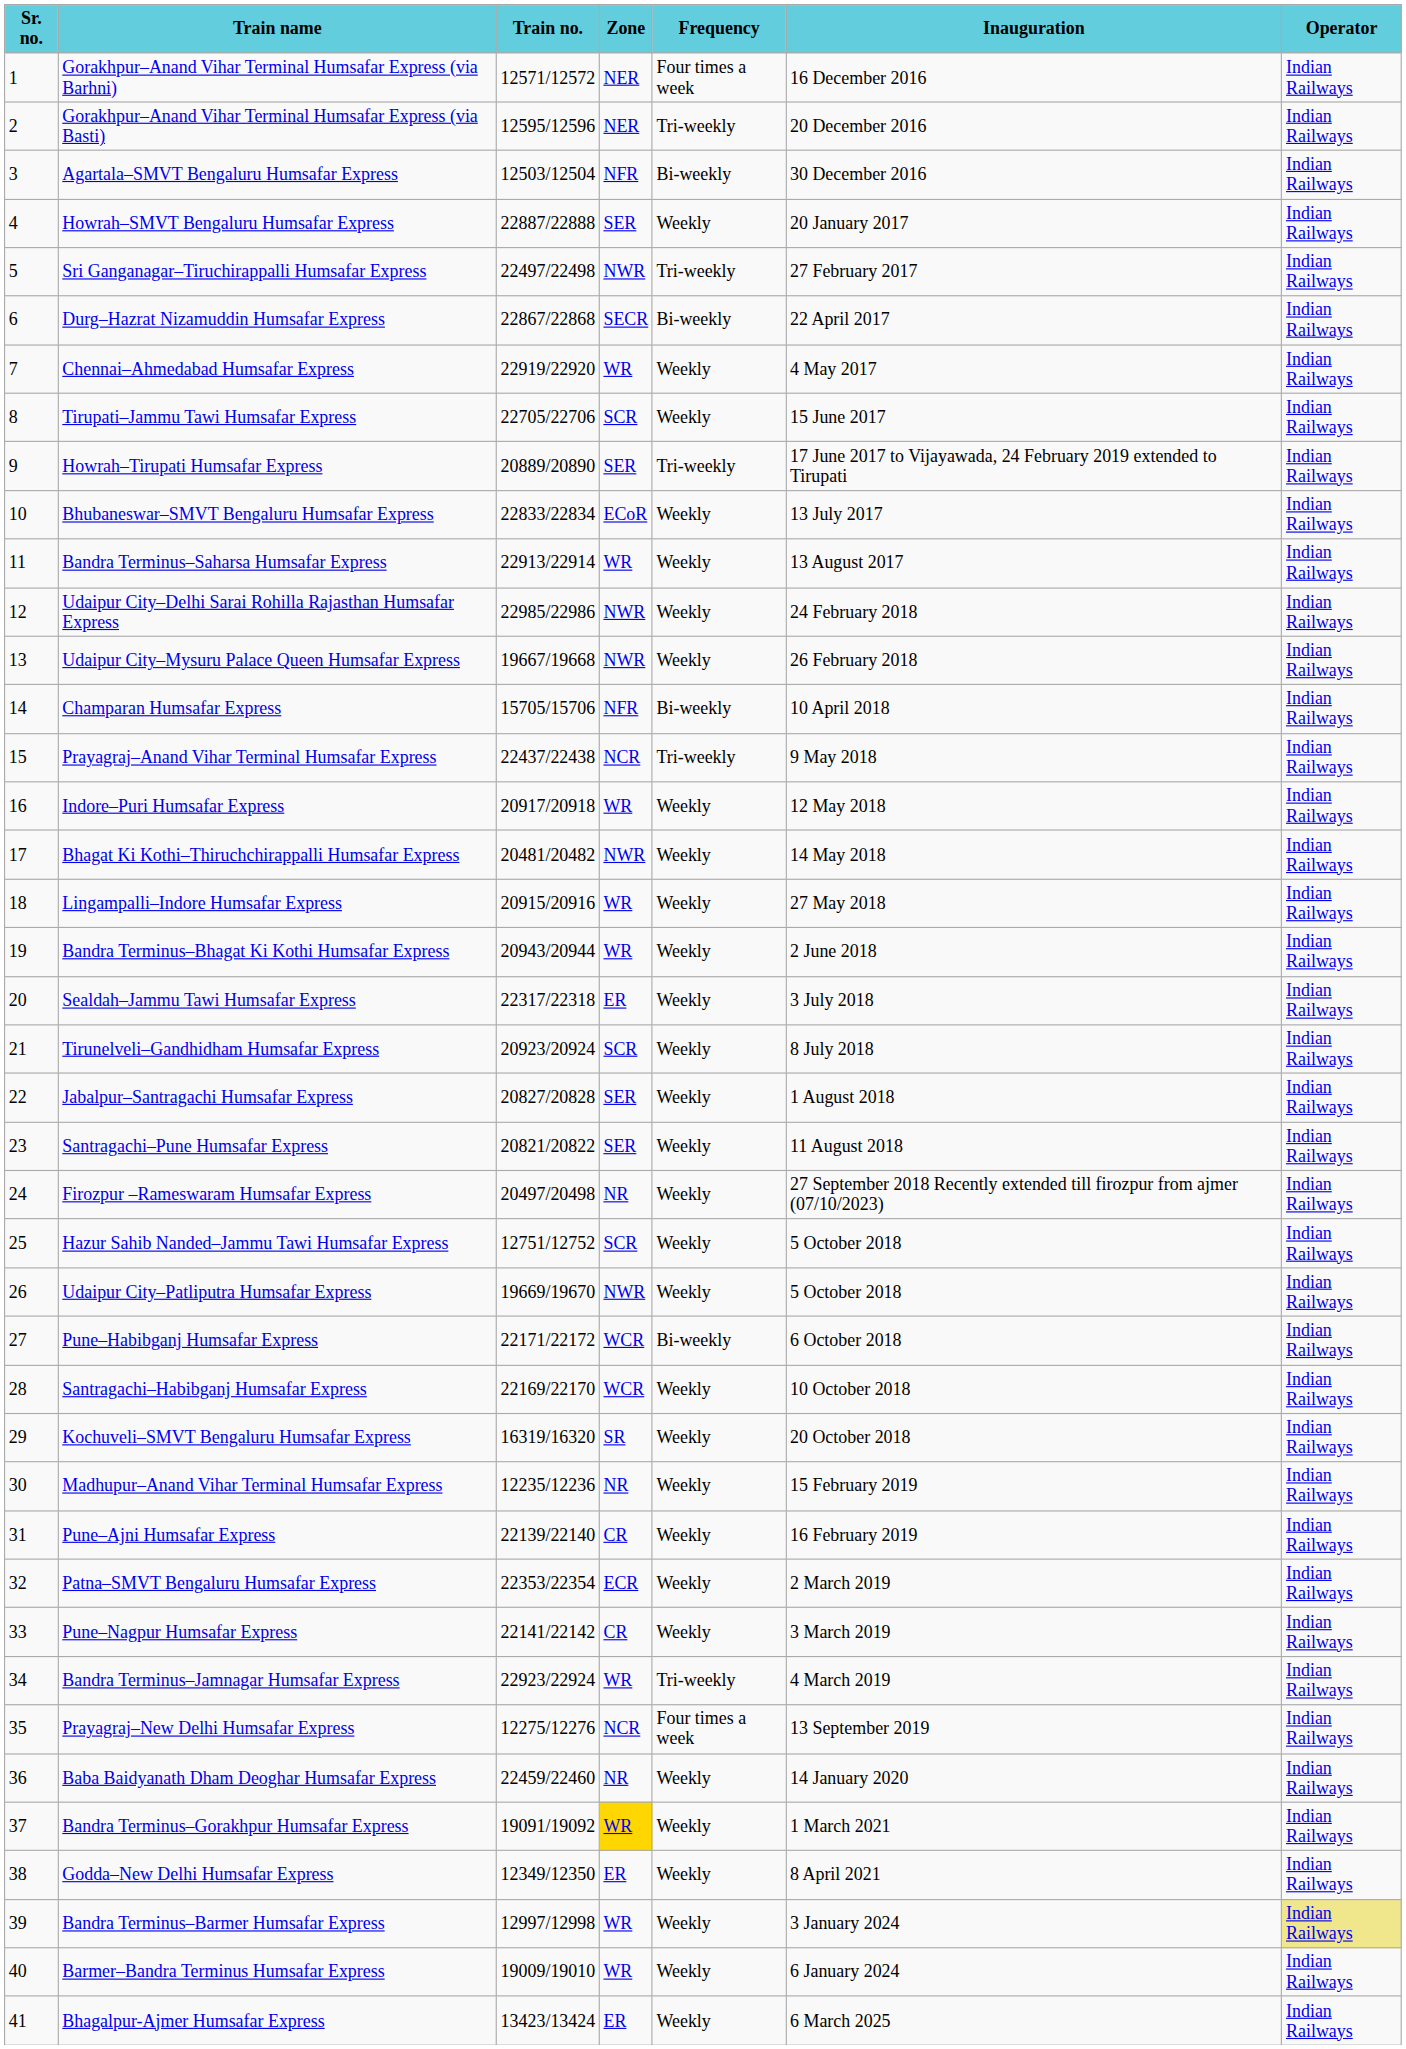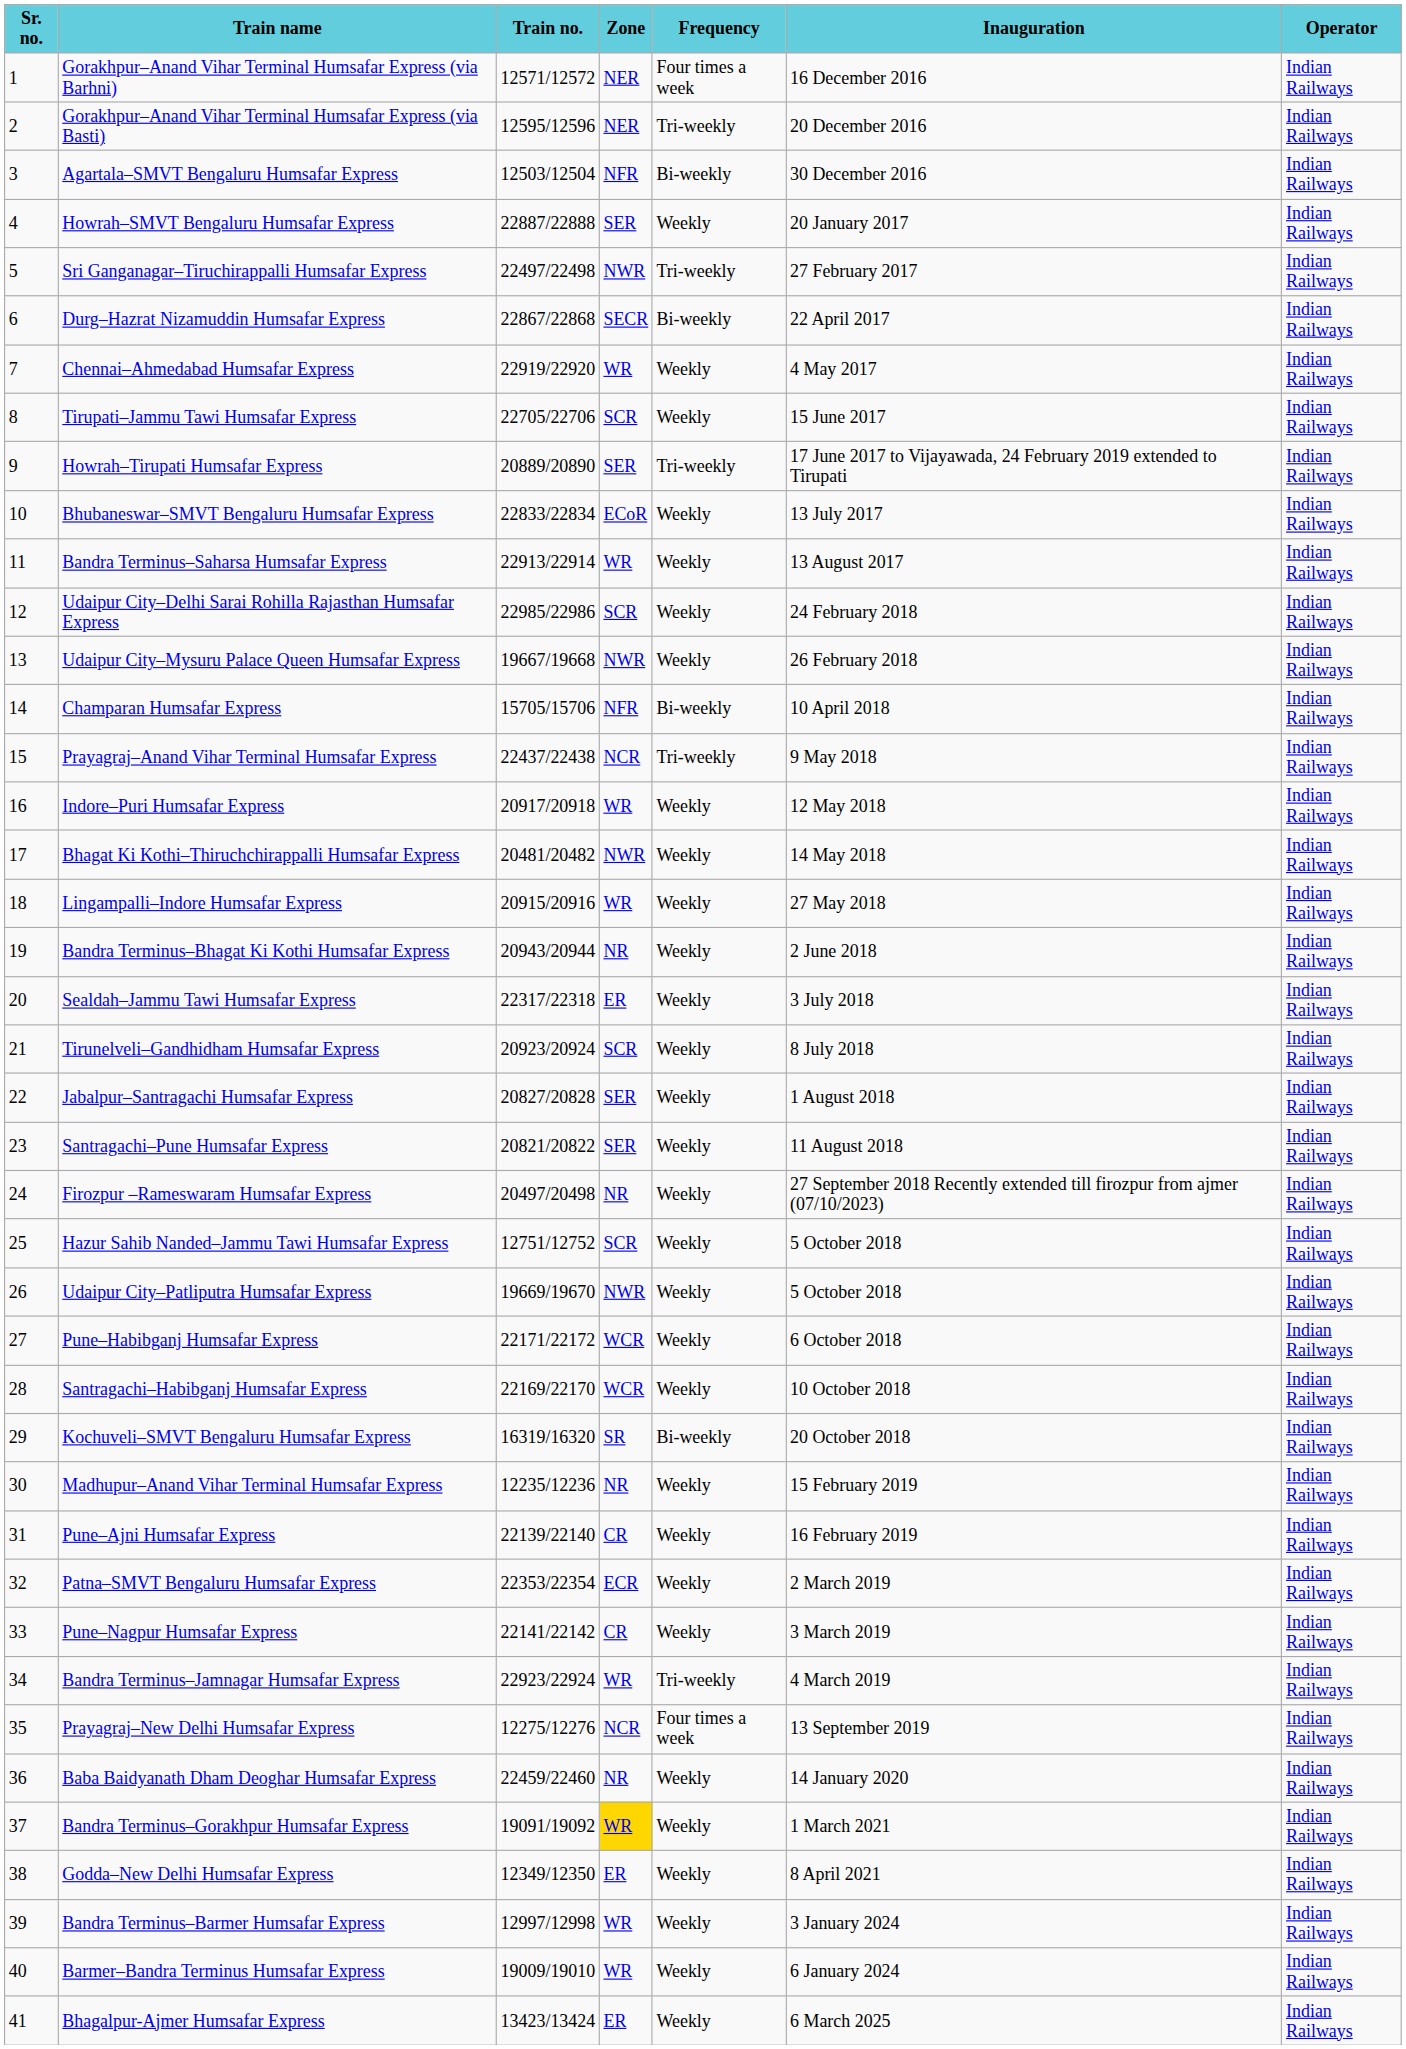(624, 611) NWR -> (620, 611) SCR
(618, 951) WR -> (616, 951) NR
(694, 1340) Bi-weekly -> (684, 1340) Weekly
(684, 1437) Weekly -> (694, 1437) Bi-weekly
(1319, 1923) khaki background -> (1319, 1923) no background
